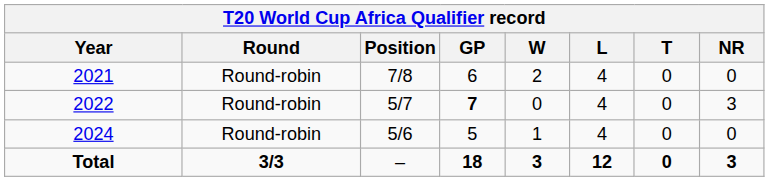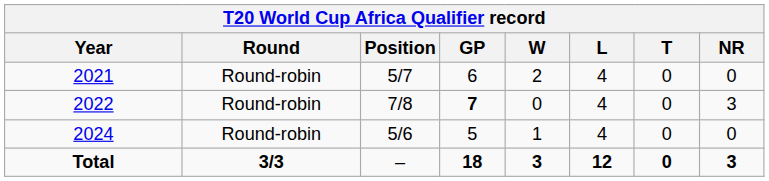(400, 76) 7/8 -> (400, 76) 5/7
(400, 104) 5/7 -> (400, 104) 7/8
